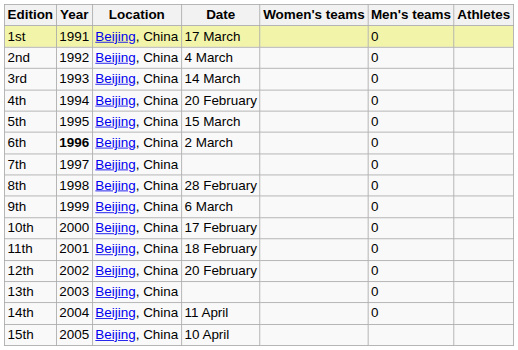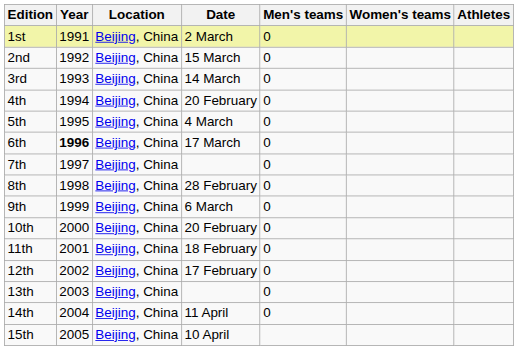columns swapped: (411, 15) <-> (314, 15)
(212, 36) 17 March -> (209, 36) 2 March
(209, 57) 4 March -> (212, 57) 15 March
(212, 121) 15 March -> (209, 121) 4 March
(209, 143) 2 March -> (212, 143) 17 March
(221, 228) 17 February -> (221, 228) 20 February
(221, 270) 20 February -> (221, 270) 17 February
